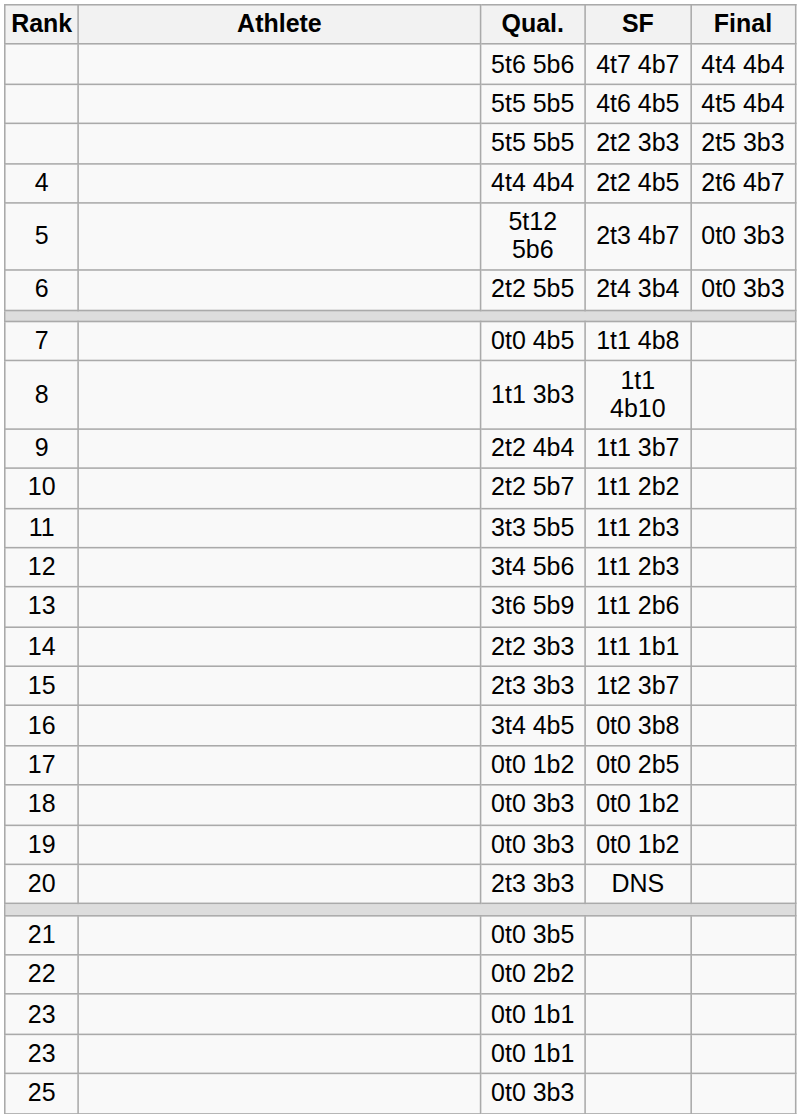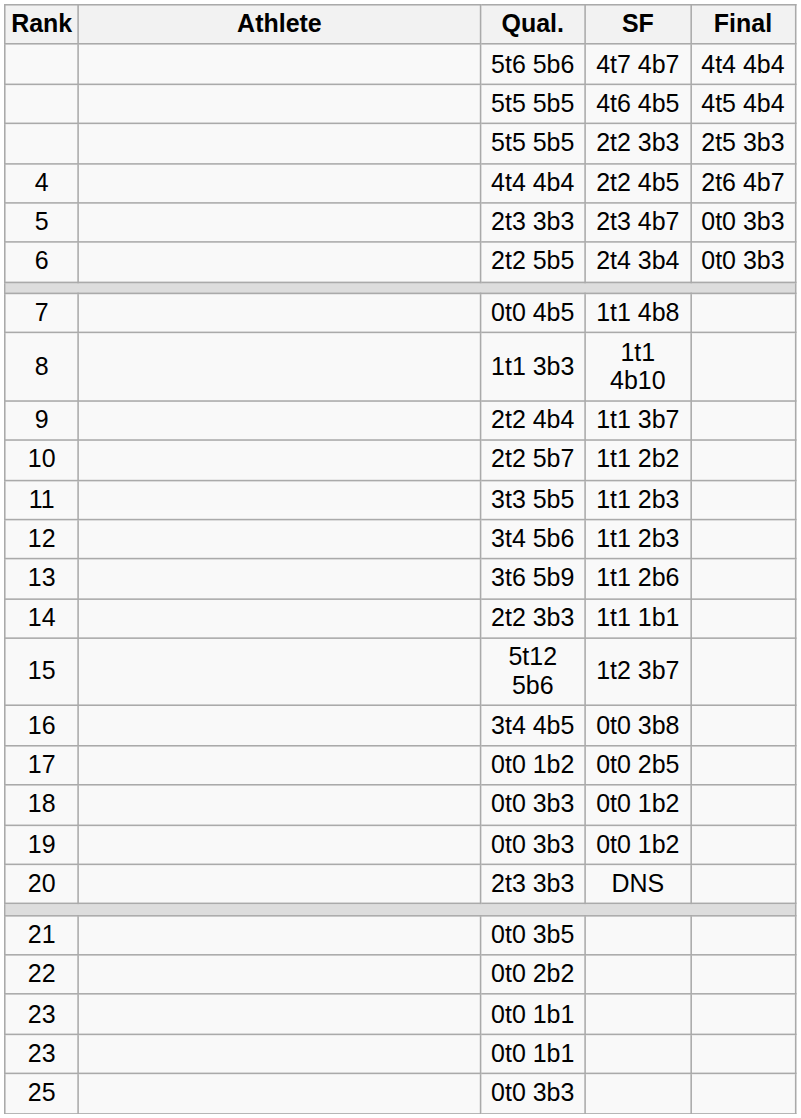(533, 236) 5t12 5b6 -> (533, 222) 2t3 3b3
(533, 685) 2t3 3b3 -> (533, 671) 5t12 5b6
